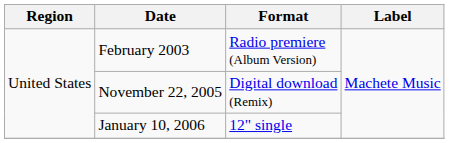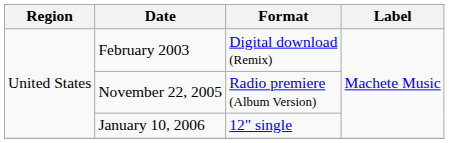(277, 50) Radio premiere (Album Version) -> (283, 50) Digital download (Remix)
(283, 92) Digital download (Remix) -> (277, 92) Radio premiere (Album Version)
